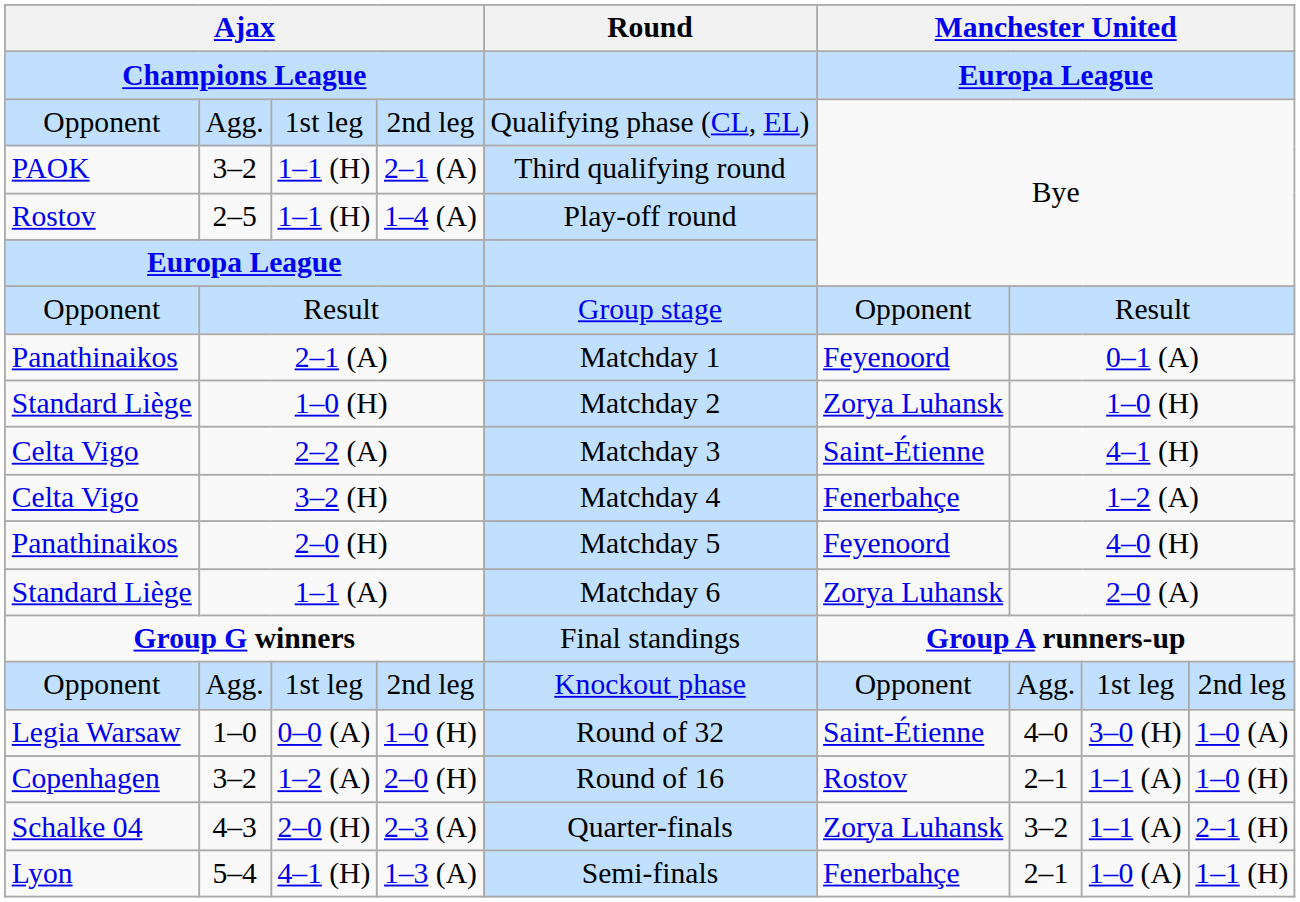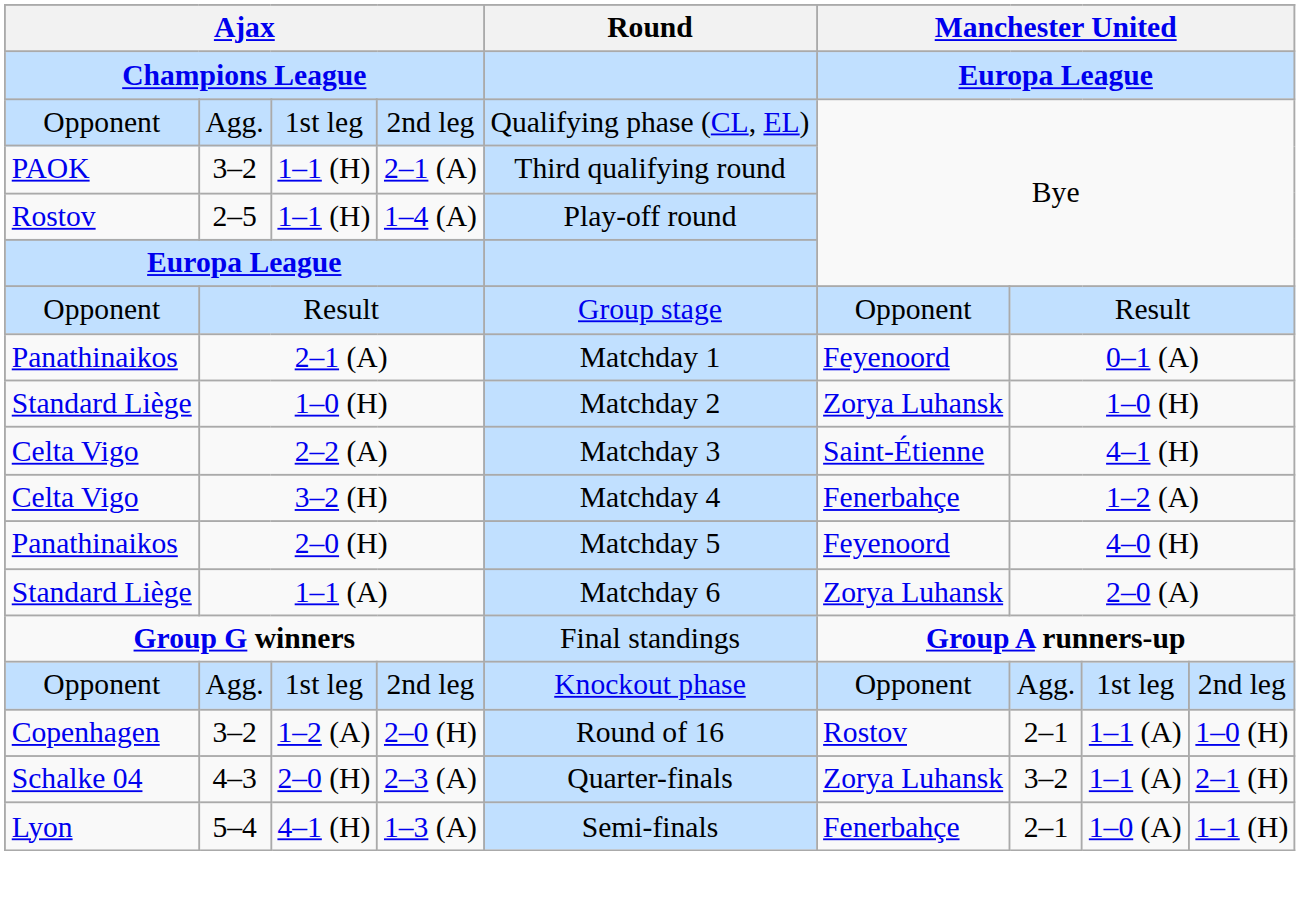- row: (235, 732)
